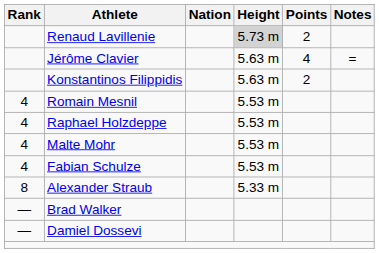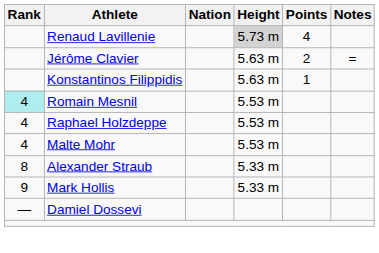(307, 36) 2 -> (307, 36) 4
(307, 58) 4 -> (307, 58) 2
(307, 79) 2 -> (307, 79) 1
(24, 101) no background -> (24, 101) paleturquoise background
- row: (94, 166)
+ row: (81, 187)
- row: (84, 209)
